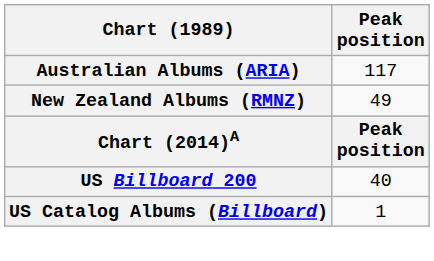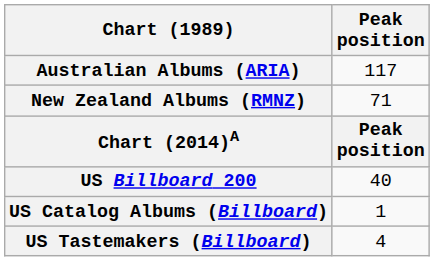(381, 101) 49 -> (381, 101) 71
+ row: (169, 241)
